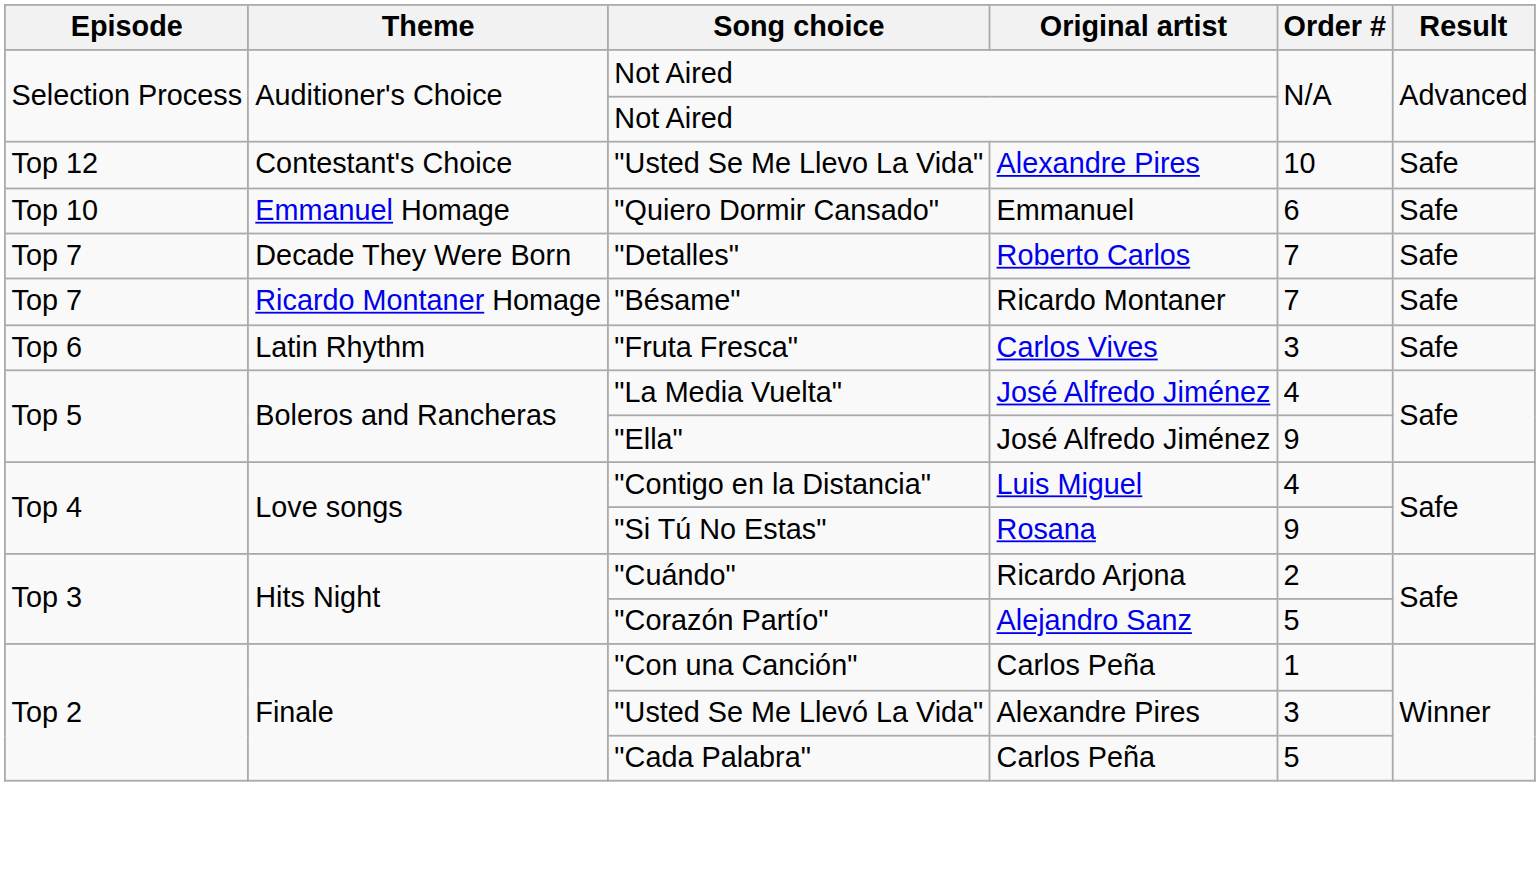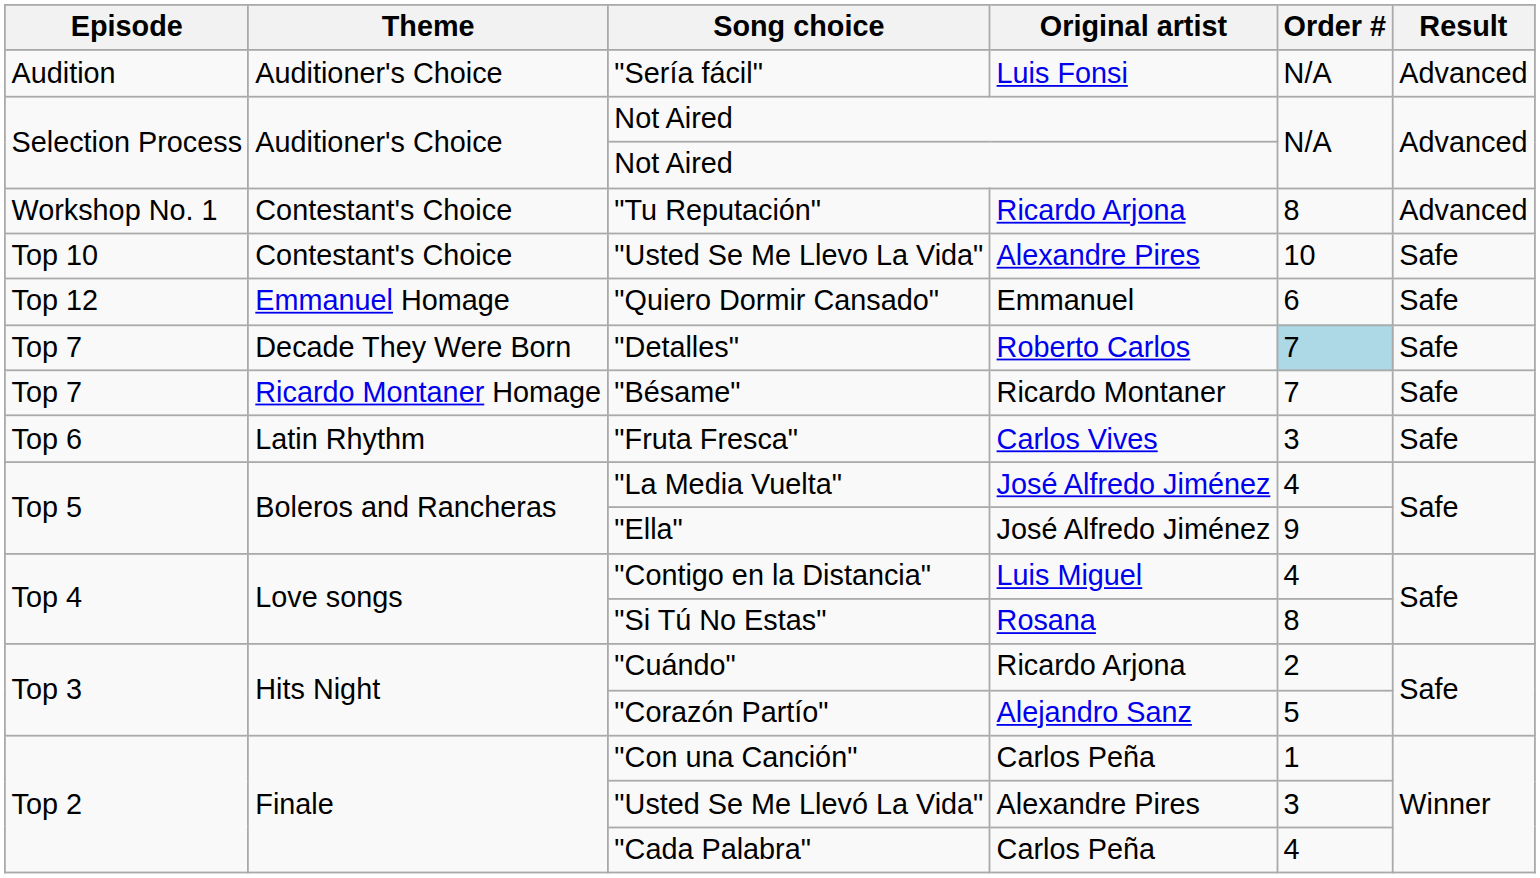+ row: (689, 73)
+ row: (718, 210)
(55, 164) Top 12 -> (55, 255) Top 10
(55, 210) Top 10 -> (55, 301) Top 12
(1292, 255) no background -> (1292, 347) lightblue background
(1292, 529) 9 -> (1292, 621) 8
(1292, 758) 5 -> (1292, 849) 4
